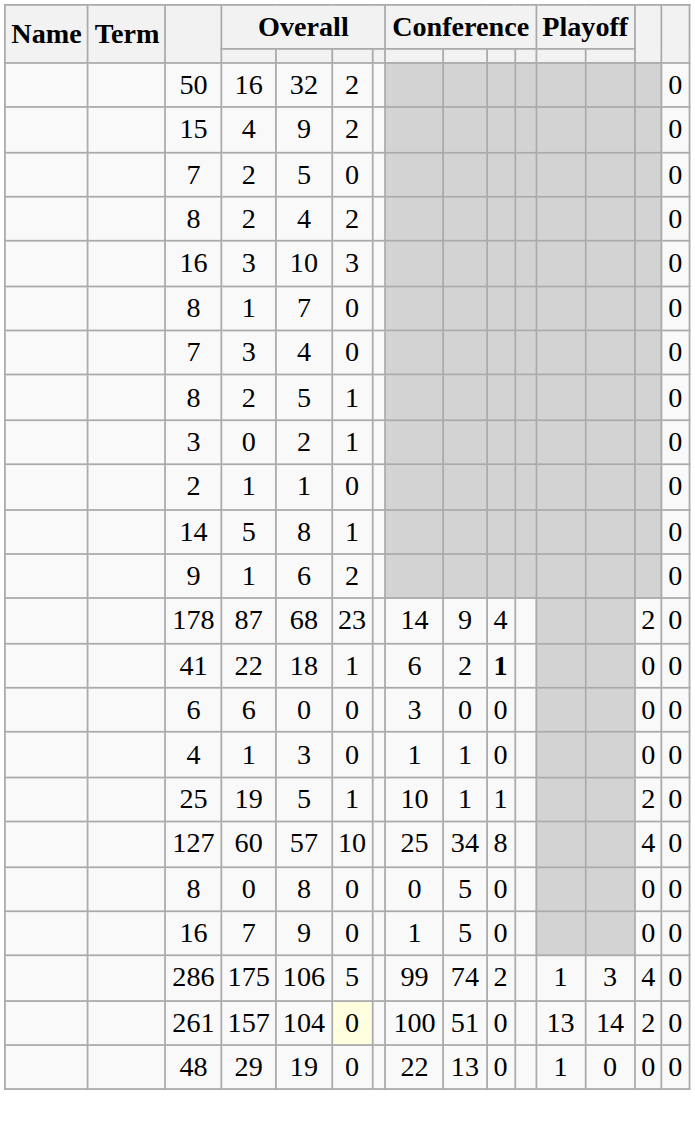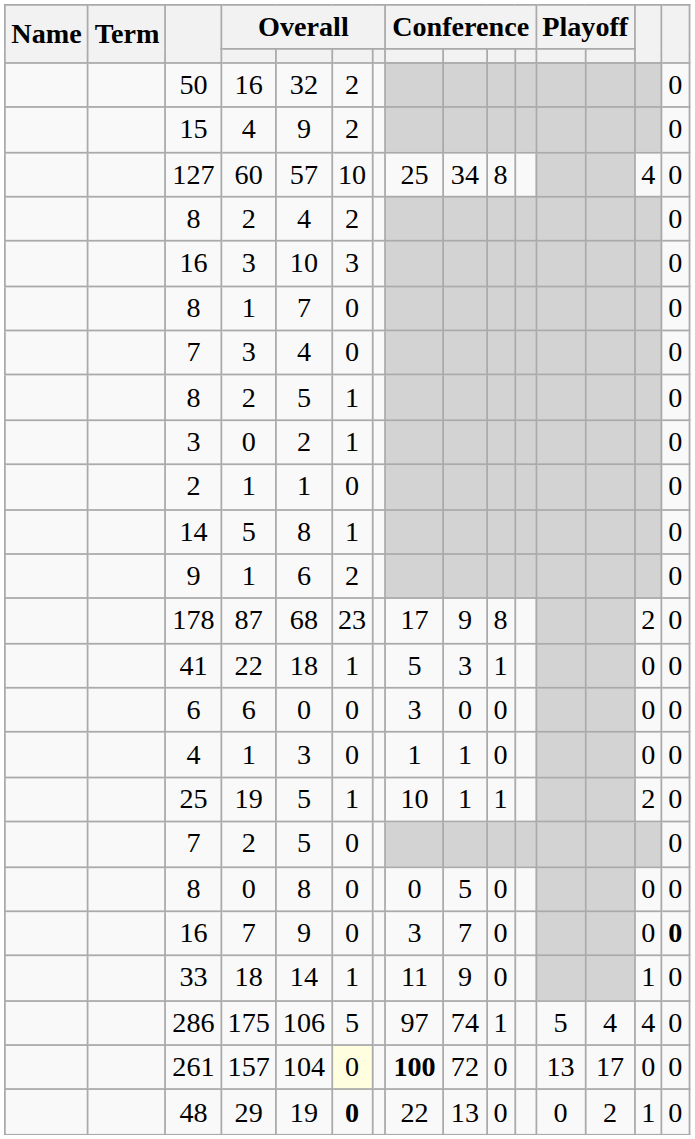rows swapped: (193, 173) <-> (193, 843)
(415, 620) 14 -> (415, 620) 17
(501, 620) 4 -> (501, 620) 8
(415, 665) 6 -> (415, 665) 5
(465, 665) 2 -> (465, 665) 3
(501, 665) bold -> (501, 665) normal
(415, 933) 1 -> (415, 933) 3
(465, 933) 5 -> (465, 933) 7
(675, 933) normal -> (675, 933) bold
+ row: (193, 977)
(415, 977) 99 -> (415, 1022) 97
(501, 977) 2 -> (501, 1022) 1
(560, 977) 1 -> (560, 1022) 5
(610, 977) 3 -> (610, 1022) 4
(415, 1022) normal -> (415, 1066) bold
(465, 1022) 51 -> (465, 1066) 72
(610, 1022) 14 -> (610, 1066) 17
(648, 1022) 2 -> (648, 1066) 0
(352, 1066) normal -> (352, 1111) bold
(560, 1066) 1 -> (560, 1111) 0
(610, 1066) 0 -> (610, 1111) 2
(648, 1066) 0 -> (648, 1111) 1
